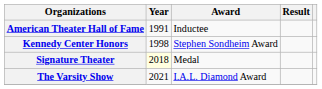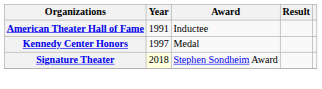(159, 44) 1998 -> (159, 44) 1997
(226, 44) Stephen Sondheim Award -> (186, 44) Medal
(186, 60) Medal -> (226, 60) Stephen Sondheim Award
- row: (75, 76)
